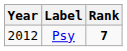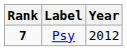columns swapped: (23, 15) <-> (104, 15)
